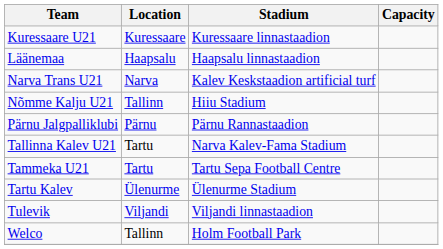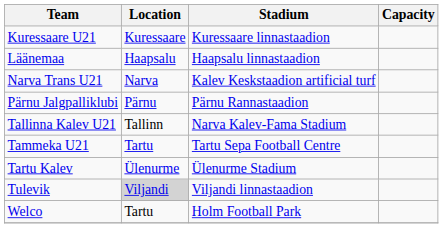- row: (60, 102)
(139, 146) Tartu -> (144, 124) Tallinn
(147, 211) no background -> (147, 189) lightgrey background
(144, 233) Tallinn -> (139, 211) Tartu
